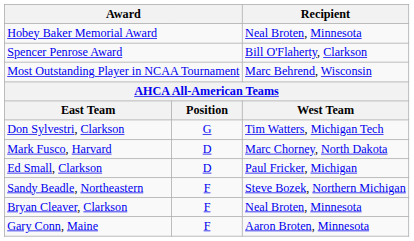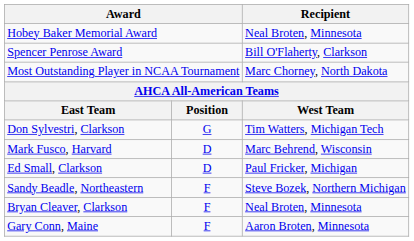(308, 71) Marc Behrend, Wisconsin -> (316, 71) Marc Chorney, North Dakota
(316, 149) Marc Chorney, North Dakota -> (308, 149) Marc Behrend, Wisconsin
